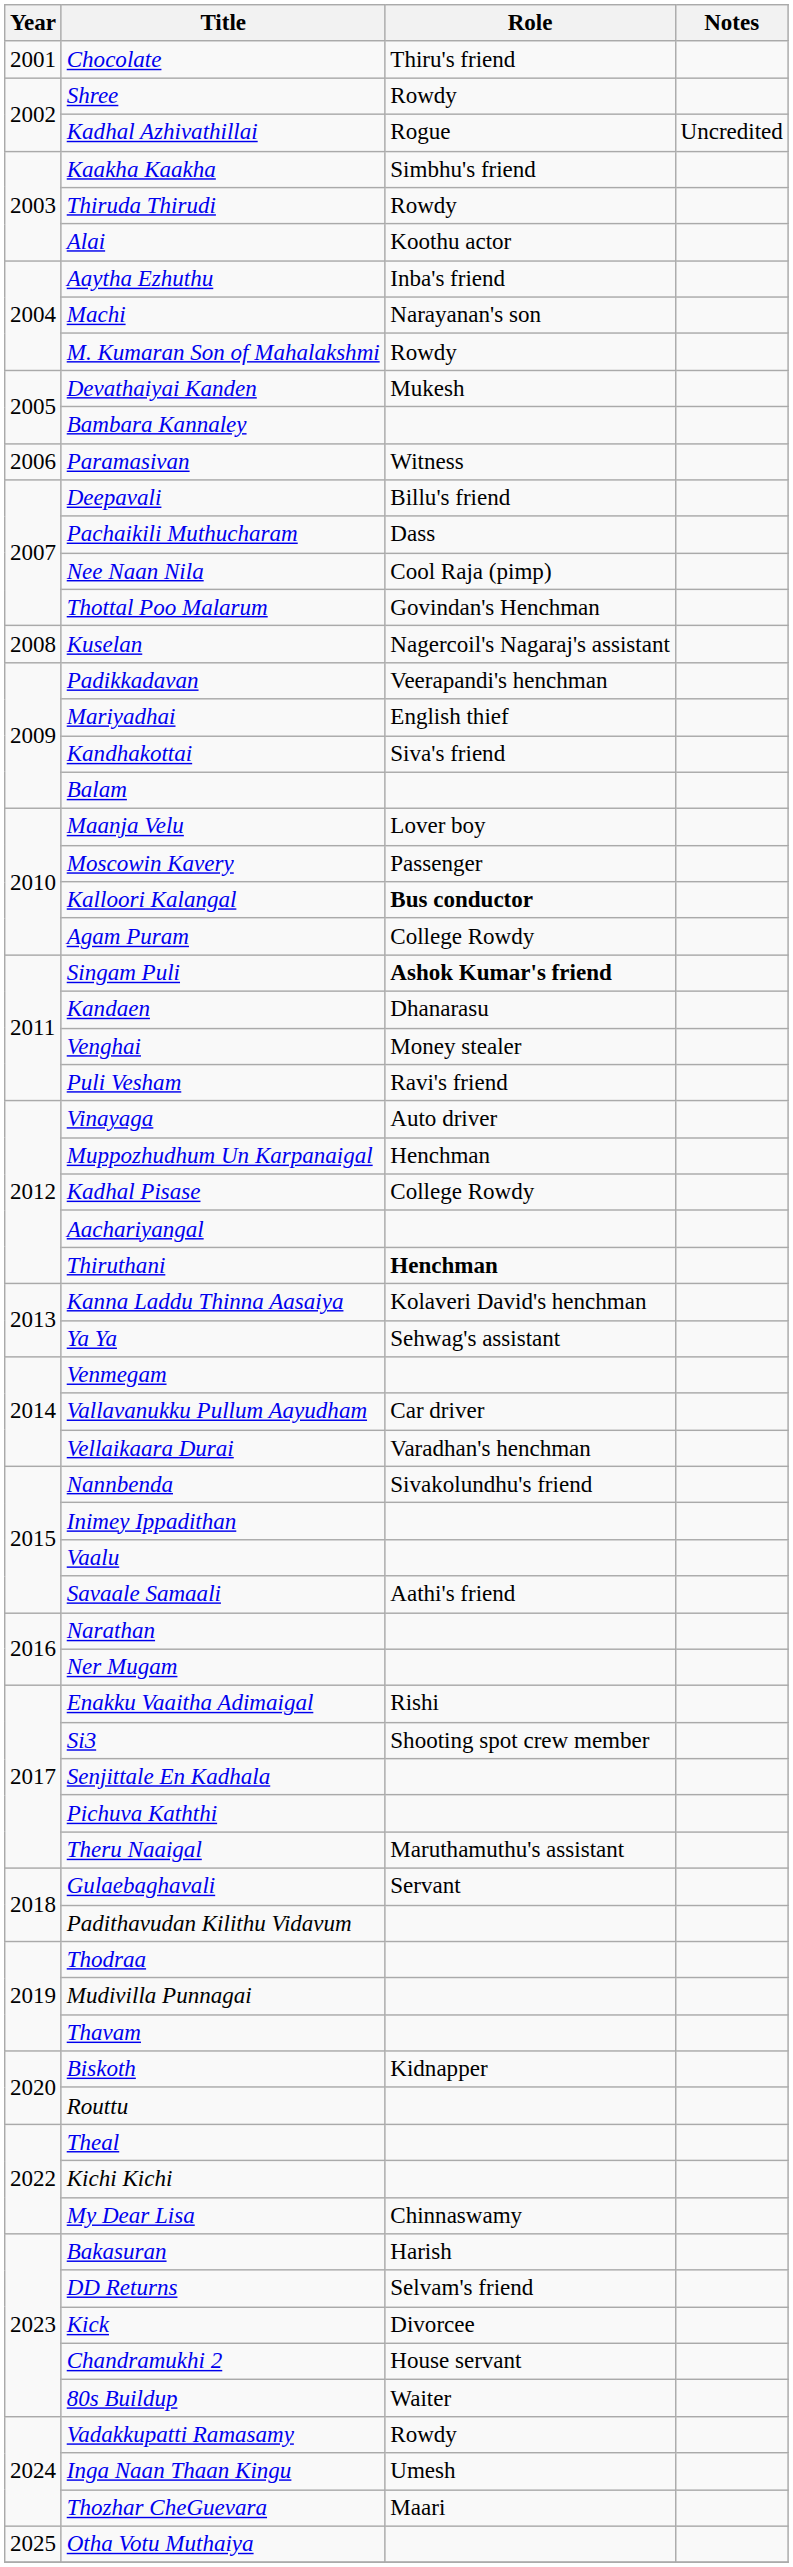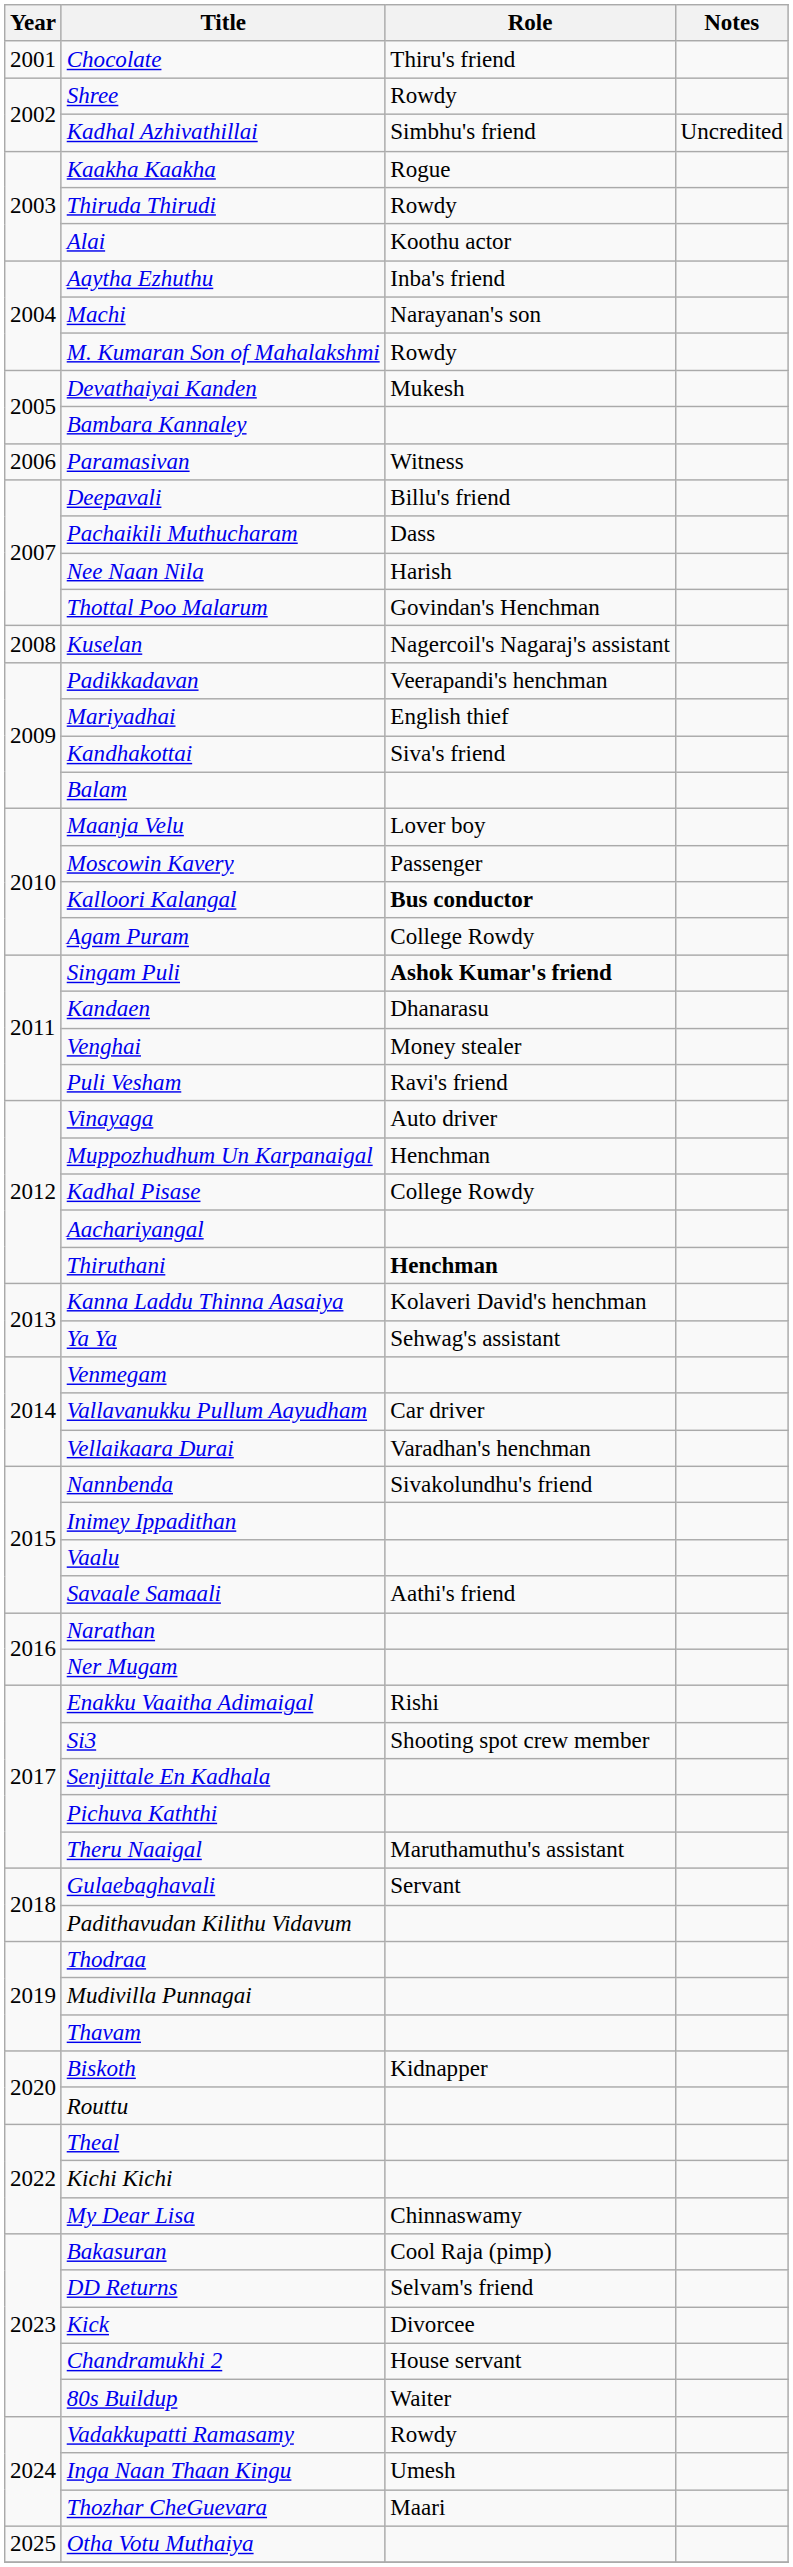(420, 132) Rogue -> (463, 132) Simbhu's friend
(463, 168) Simbhu's friend -> (420, 168) Rogue
(471, 570) Cool Raja (pimp) -> (421, 570) Harish
(421, 2251) Harish -> (471, 2251) Cool Raja (pimp)
